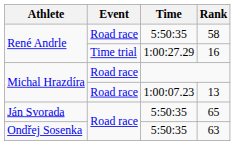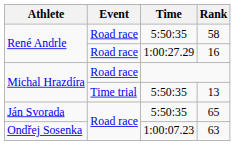(114, 53) Time trial -> (114, 53) Road race
(114, 92) Road race -> (114, 92) Time trial
(169, 92) 1:00:07.23 -> (169, 92) 5:50:35
(169, 131) 5:50:35 -> (169, 131) 1:00:07.23
